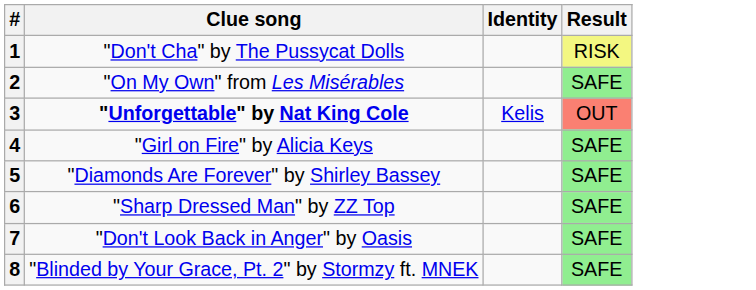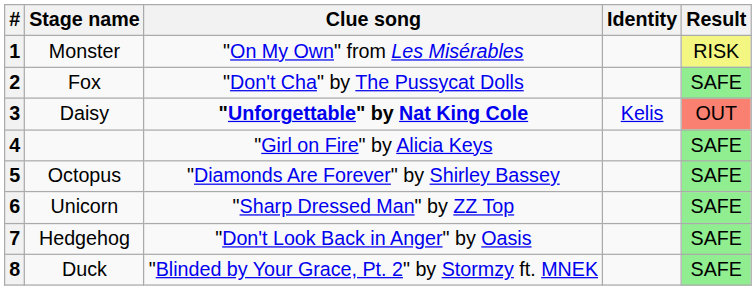+ column: (84, 20)
(254, 51) "Don't Cha" by The Pussycat Dolls -> (373, 51) "On My Own" from Les Misérables
(254, 82) "On My Own" from Les Misérables -> (373, 82) "Don't Cha" by The Pussycat Dolls
